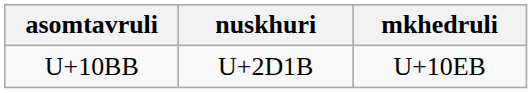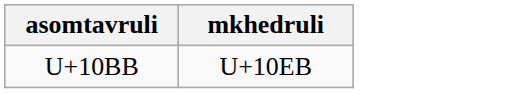- column: (266, 25)
